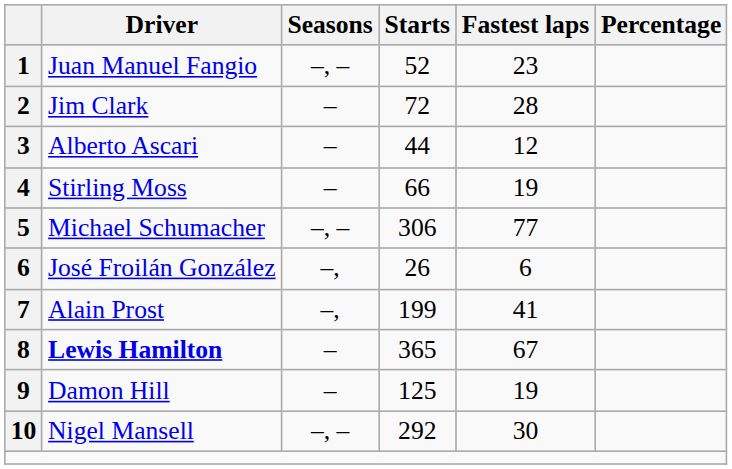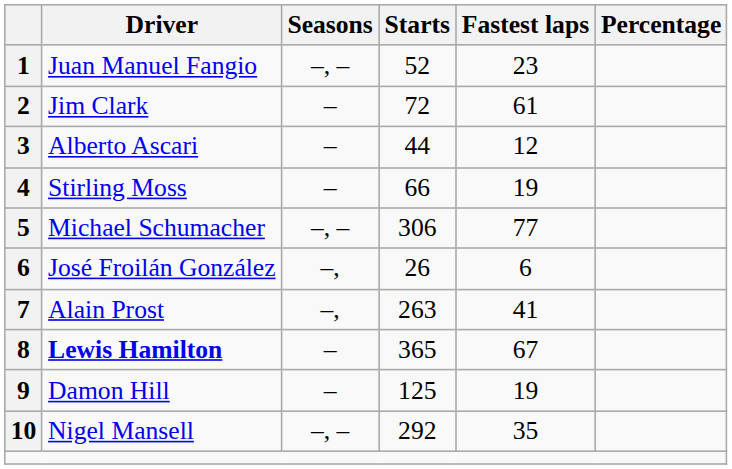(525, 106) 28 -> (525, 106) 61
(417, 308) 199 -> (417, 308) 263
(525, 430) 30 -> (525, 430) 35
